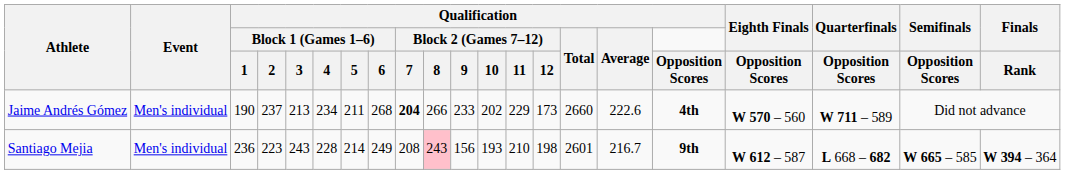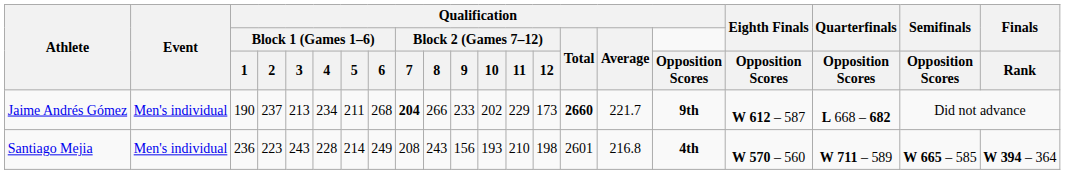(579, 110) normal -> (579, 110) bold
(625, 110) 222.6 -> (625, 110) 221.7
(689, 110) 4th -> (689, 110) 9th
(769, 118) W 570 – 560 -> (769, 118) W 612 – 587
(856, 118) W 711 – 589 -> (856, 118) L 668 – 682
(437, 149) pink background -> (437, 149) no background
(625, 149) 216.7 -> (625, 149) 216.8
(689, 149) 9th -> (689, 149) 4th
(769, 158) W 612 – 587 -> (769, 158) W 570 – 560
(856, 158) L 668 – 682 -> (856, 158) W 711 – 589
